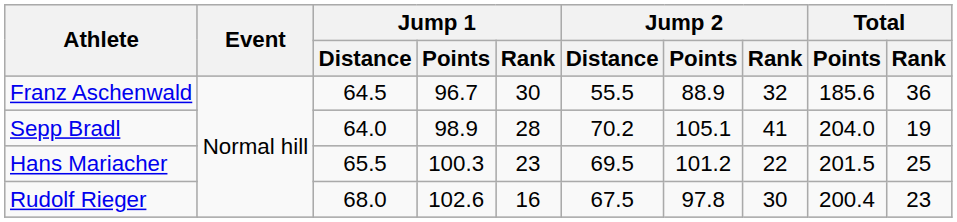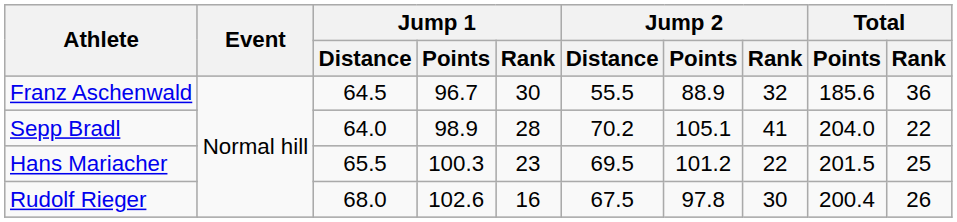(919, 129) 19 -> (919, 129) 22
(919, 199) 23 -> (919, 199) 26
